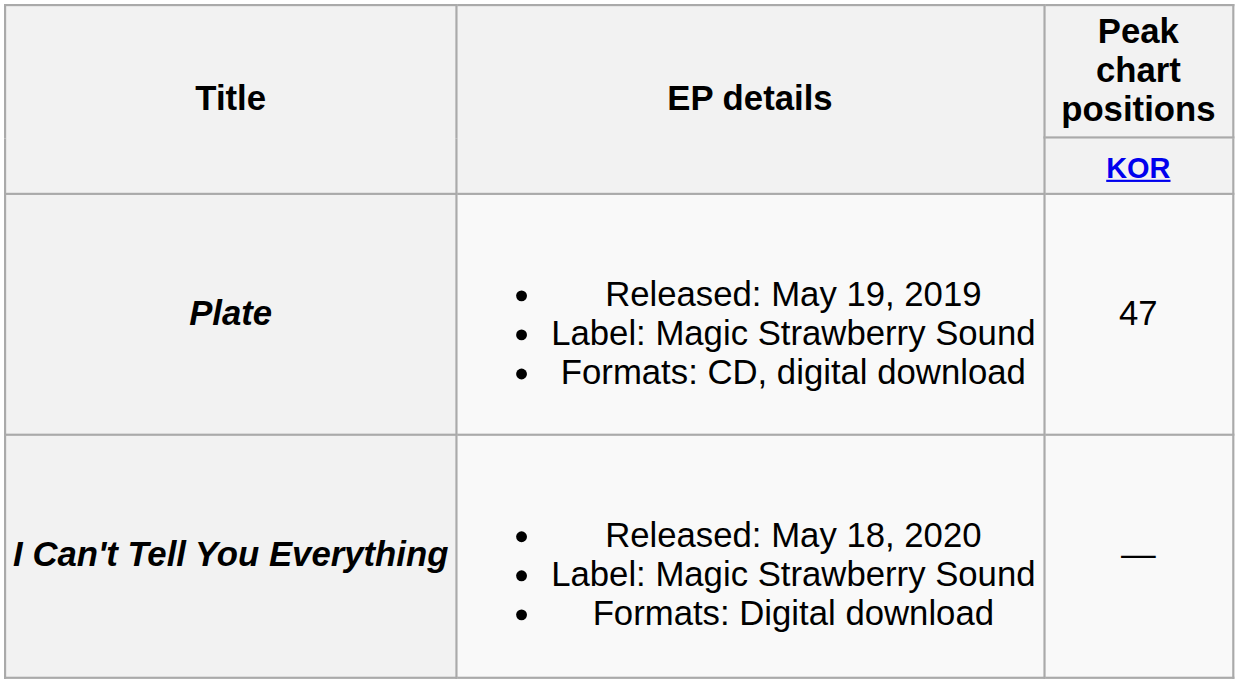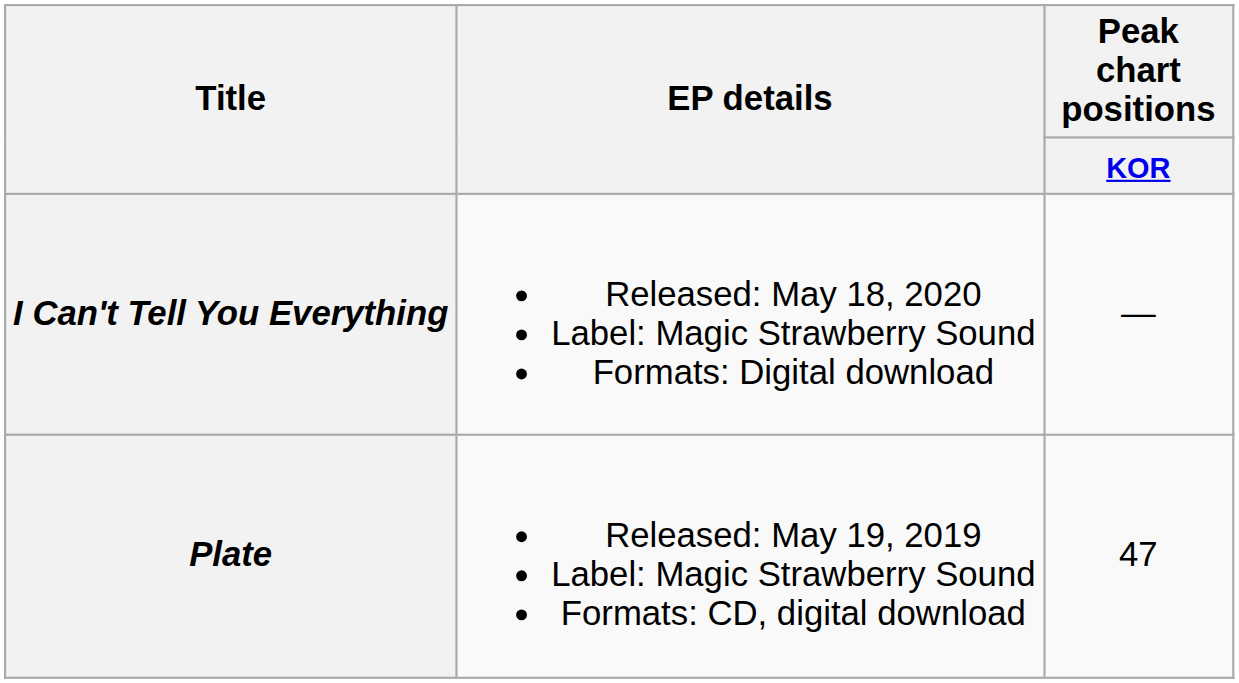rows swapped: (231, 313) <-> (231, 555)
